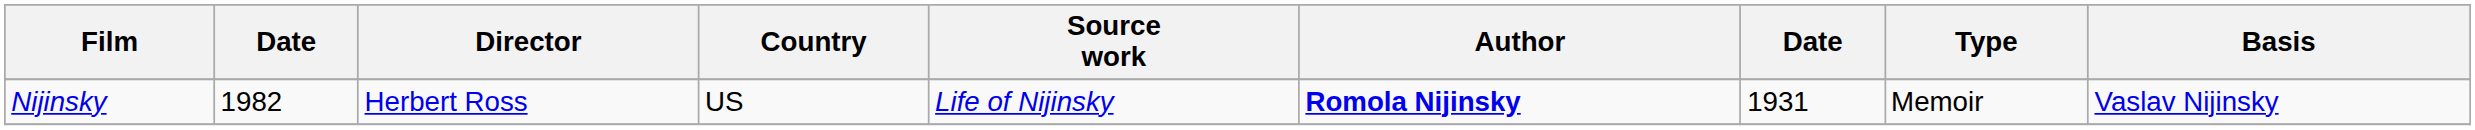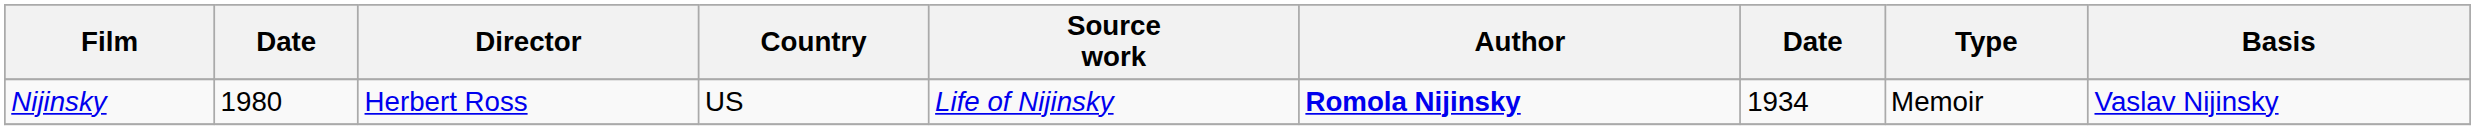(251, 101) 1982 -> (251, 101) 1980
(1778, 101) 1931 -> (1778, 101) 1934
